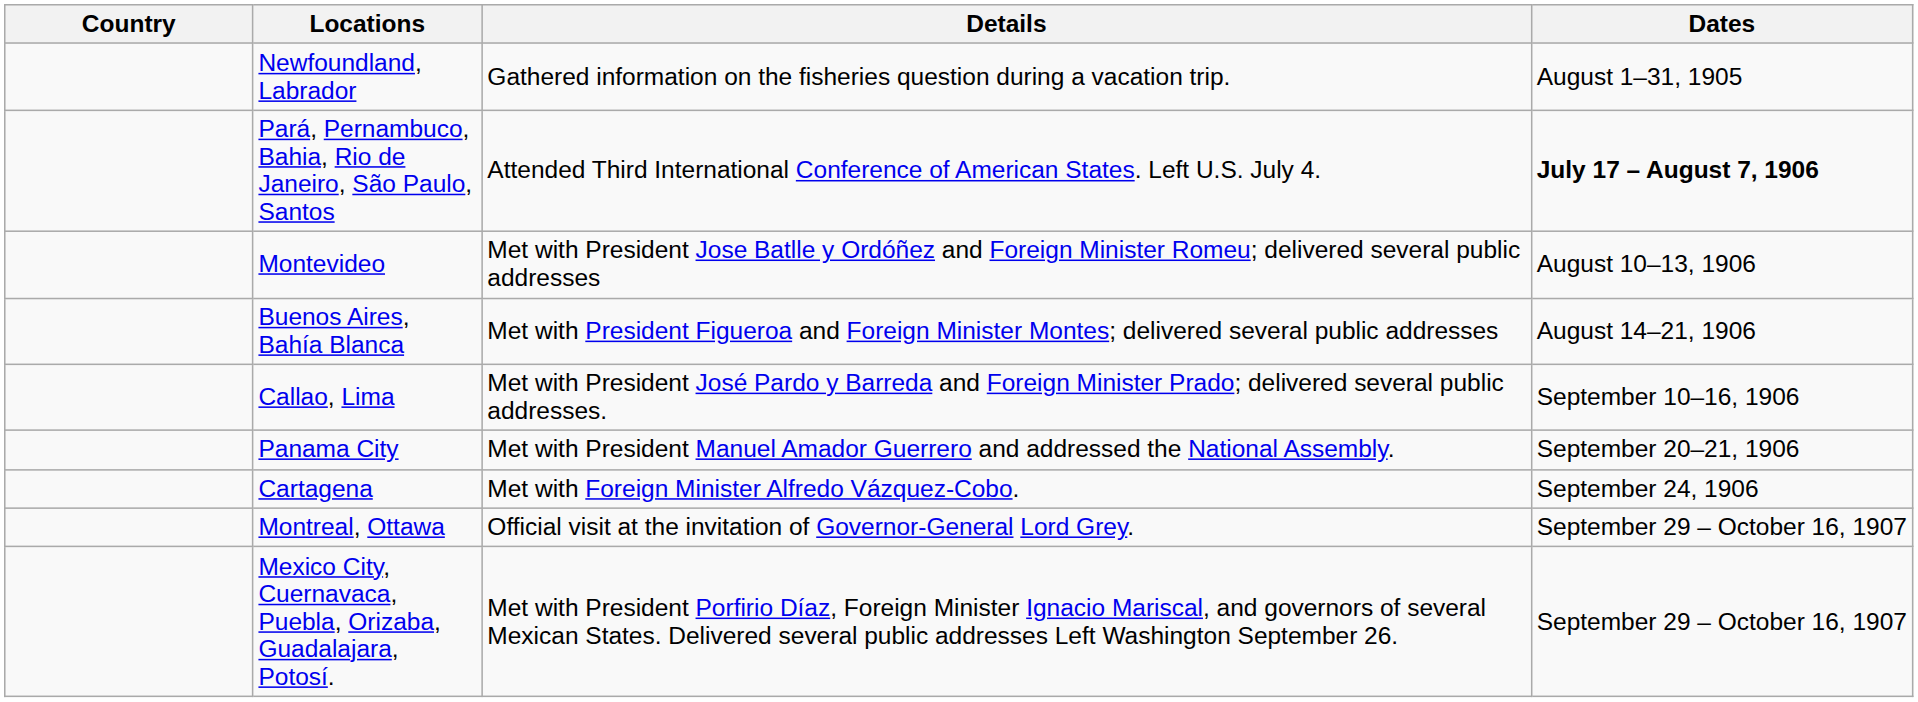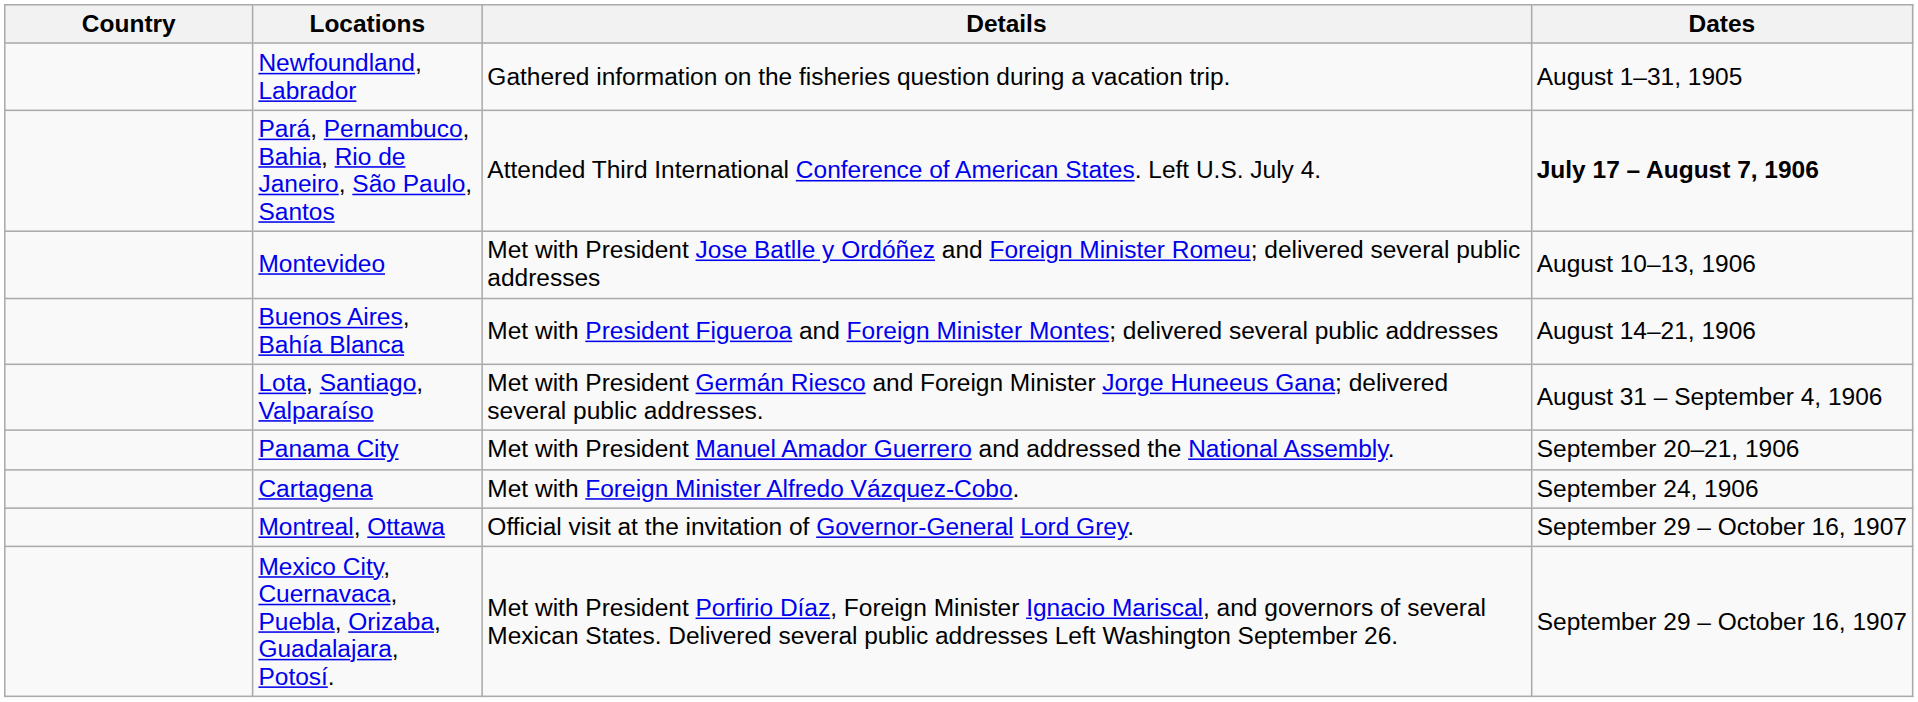+ row: (341, 397)
- row: (326, 397)
